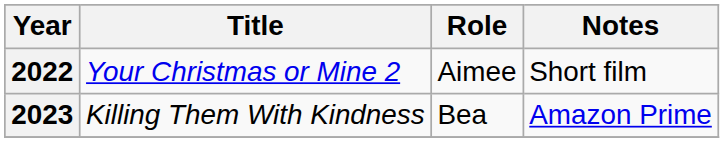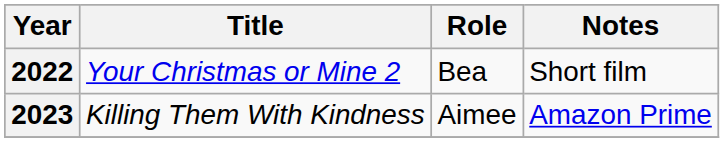(477, 70) Aimee -> (462, 70) Bea
(462, 114) Bea -> (477, 114) Aimee
